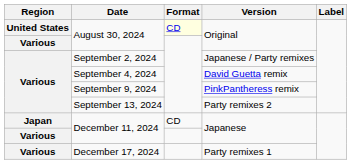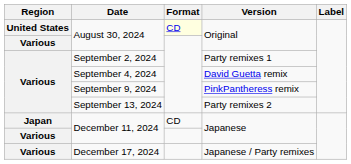(259, 58) Japanese / Party remixes -> (238, 58) Party remixes 1
(238, 151) Party remixes 1 -> (259, 151) Japanese / Party remixes
